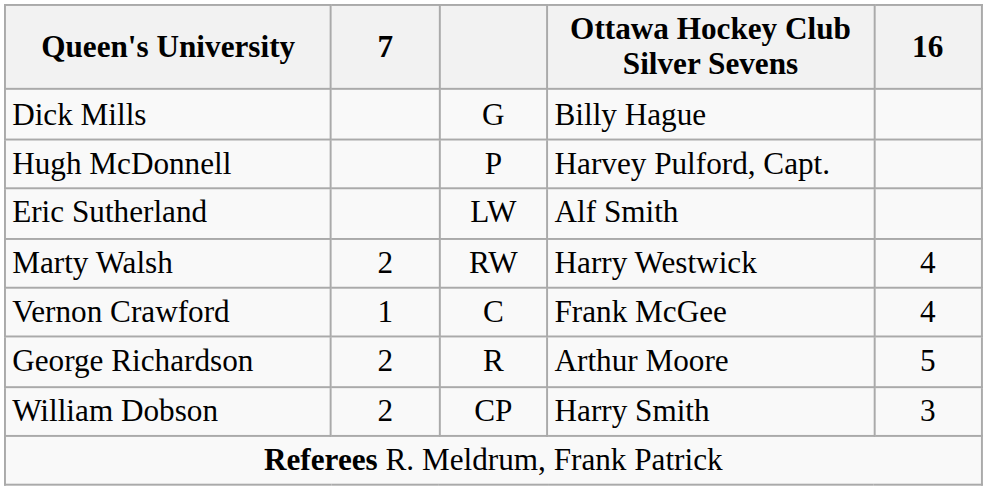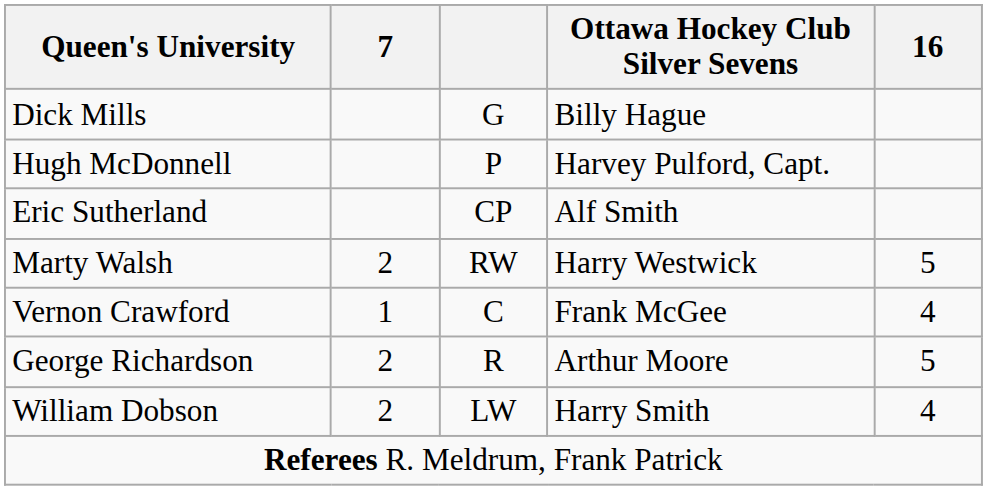(493, 212) LW -> (493, 212) CP
(928, 262) 4 -> (928, 262) 5
(493, 410) CP -> (493, 410) LW
(928, 410) 3 -> (928, 410) 4
